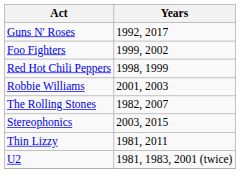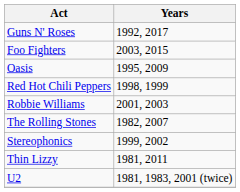(142, 50) 1999, 2002 -> (142, 50) 2003, 2015
+ row: (20, 68)
(142, 123) 2003, 2015 -> (142, 141) 1999, 2002
